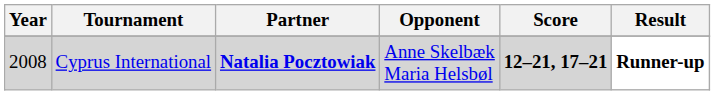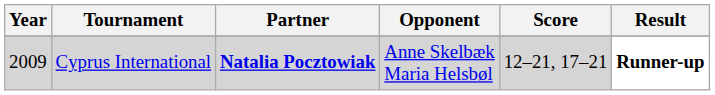(28, 62) 2008 -> (28, 62) 2009
(555, 62) bold -> (555, 62) normal
